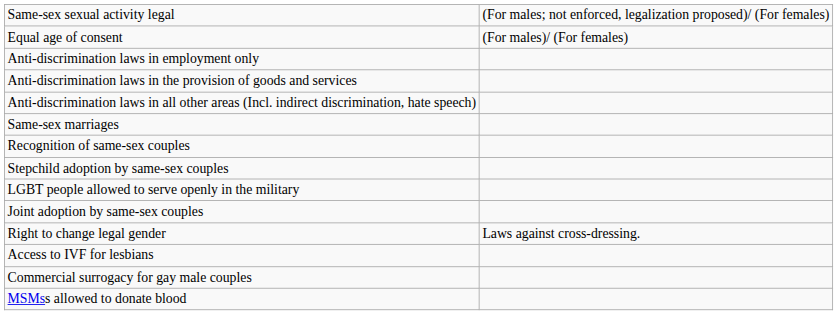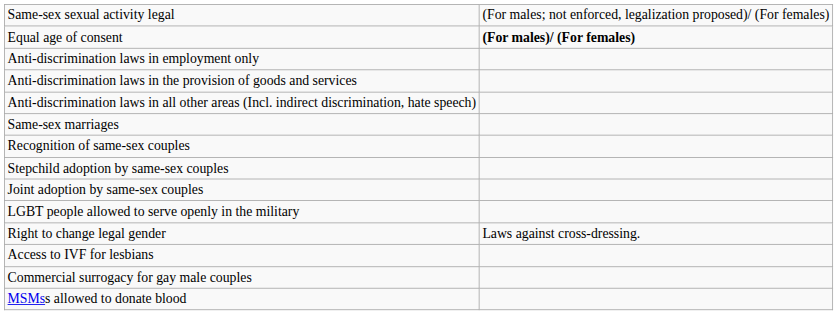(555, 37) normal -> (559, 37) bold
rows swapped: (105, 211) <-> (153, 189)
